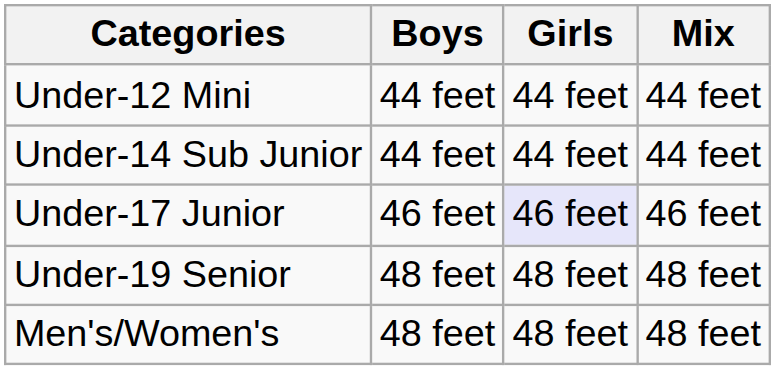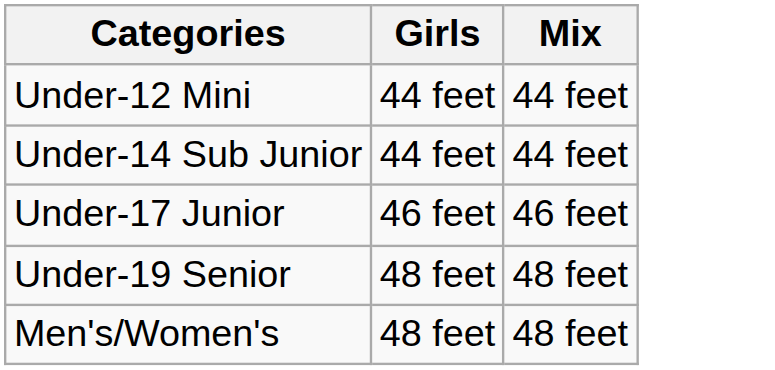- column: (437, 34)
(570, 214) lavender background -> (437, 214) no background
